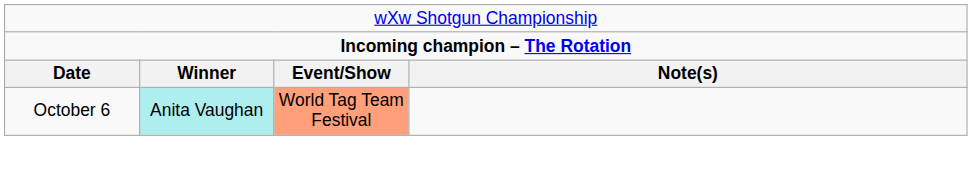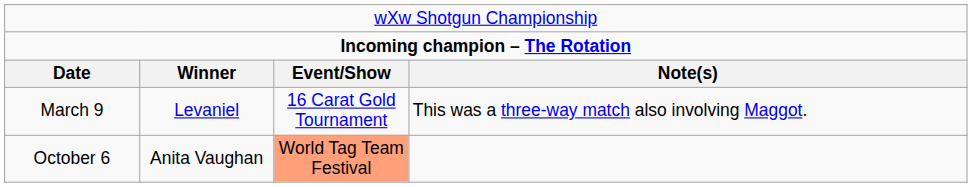+ row: (72, 111)
(207, 111) paleturquoise background -> (207, 158) no background
